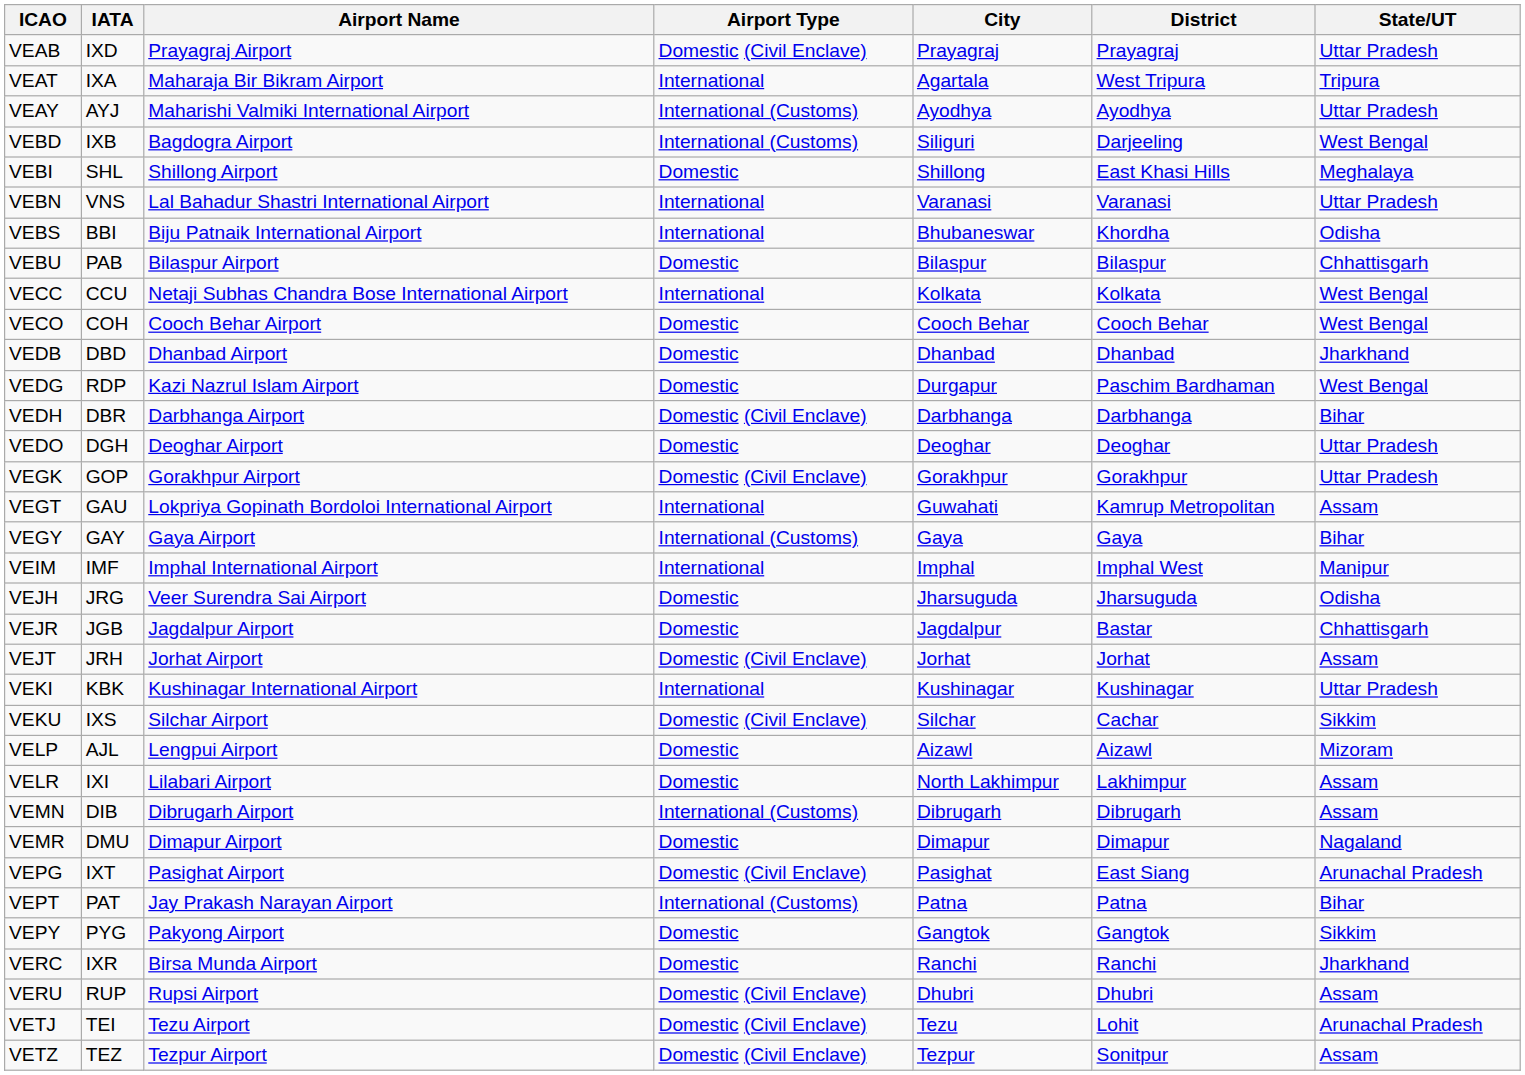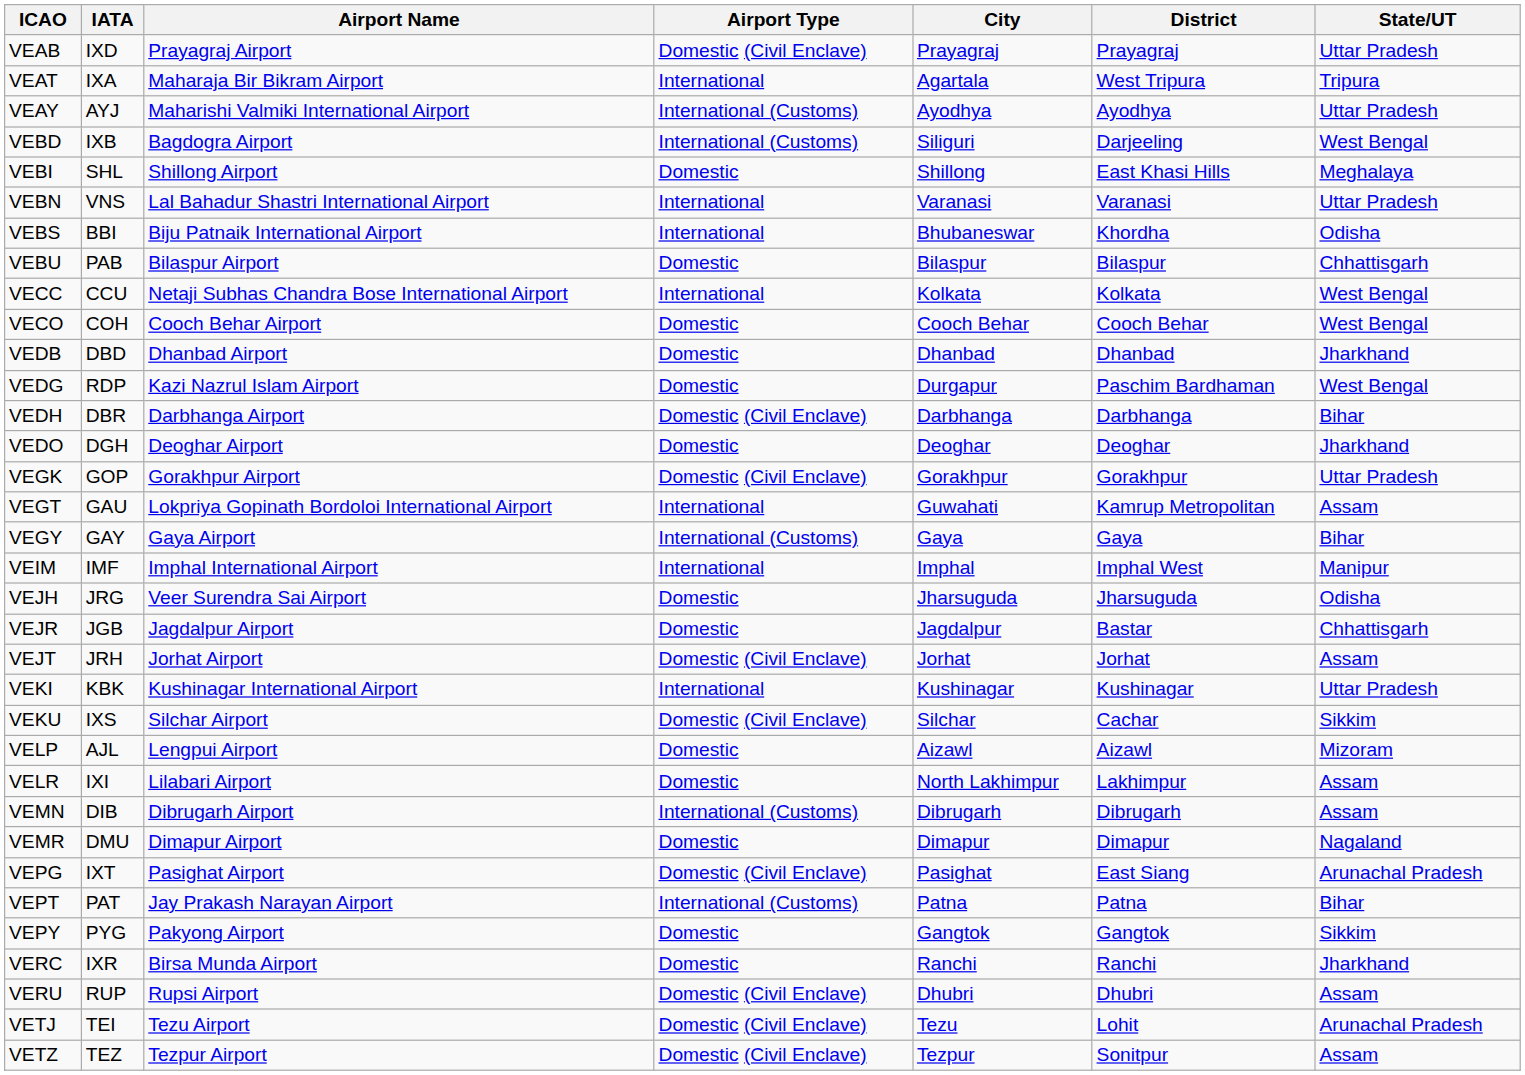(1379, 446) Uttar Pradesh -> (1364, 446) Jharkhand
